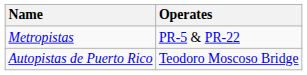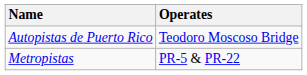rows swapped: (81, 59) <-> (41, 37)
